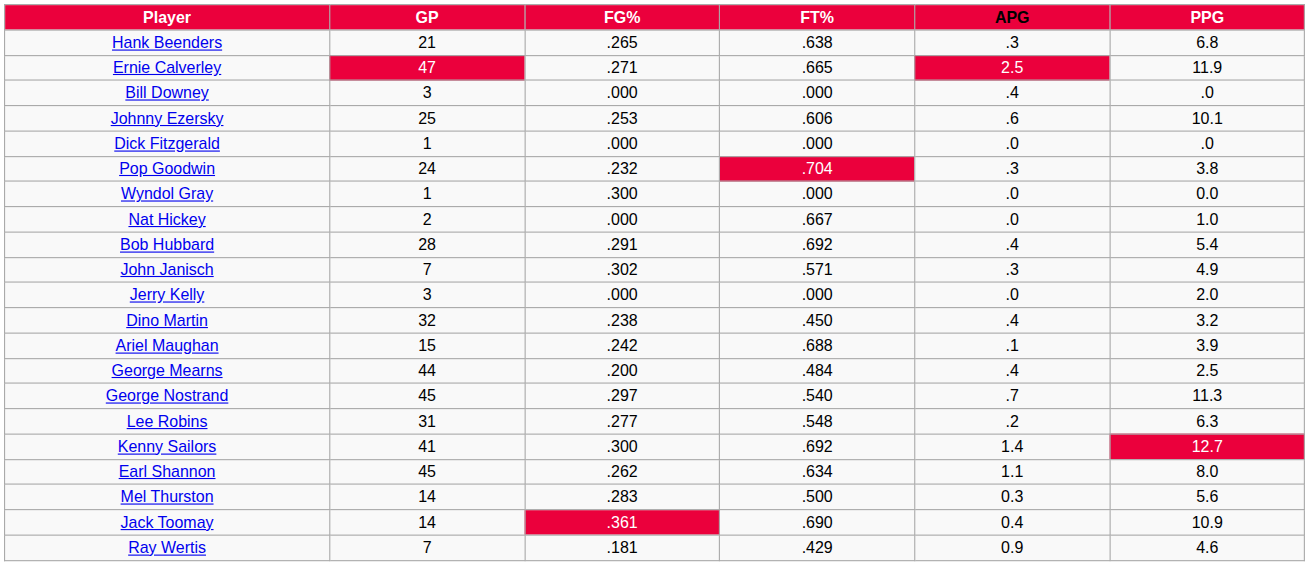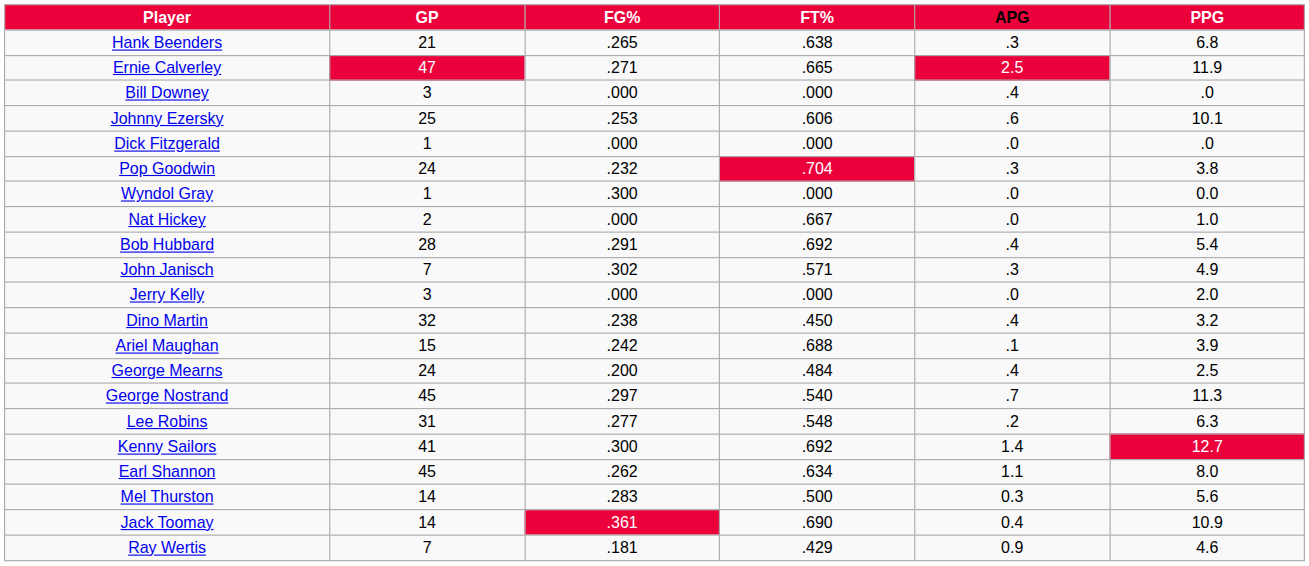(427, 371) 44 -> (427, 371) 24
